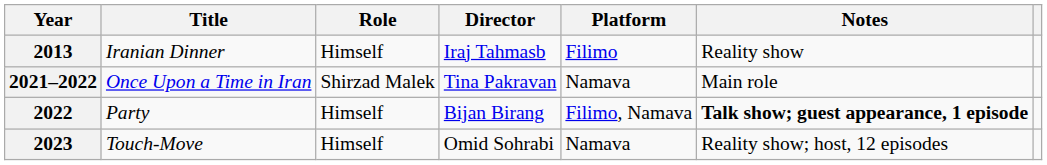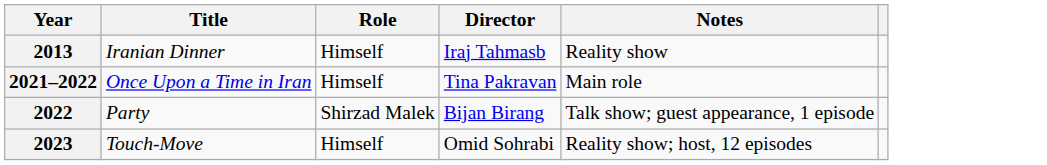- column: (629, 19)
(378, 81) Shirzad Malek -> (352, 81) Himself
(352, 112) Himself -> (378, 112) Shirzad Malek
(865, 112) bold -> (720, 112) normal
